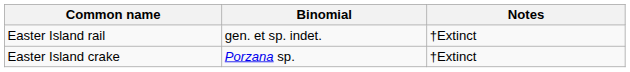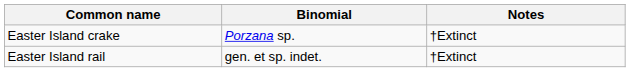rows swapped: (64, 56) <-> (56, 35)
